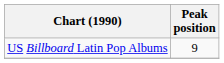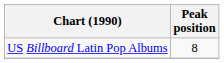(195, 48) 9 -> (195, 48) 8
